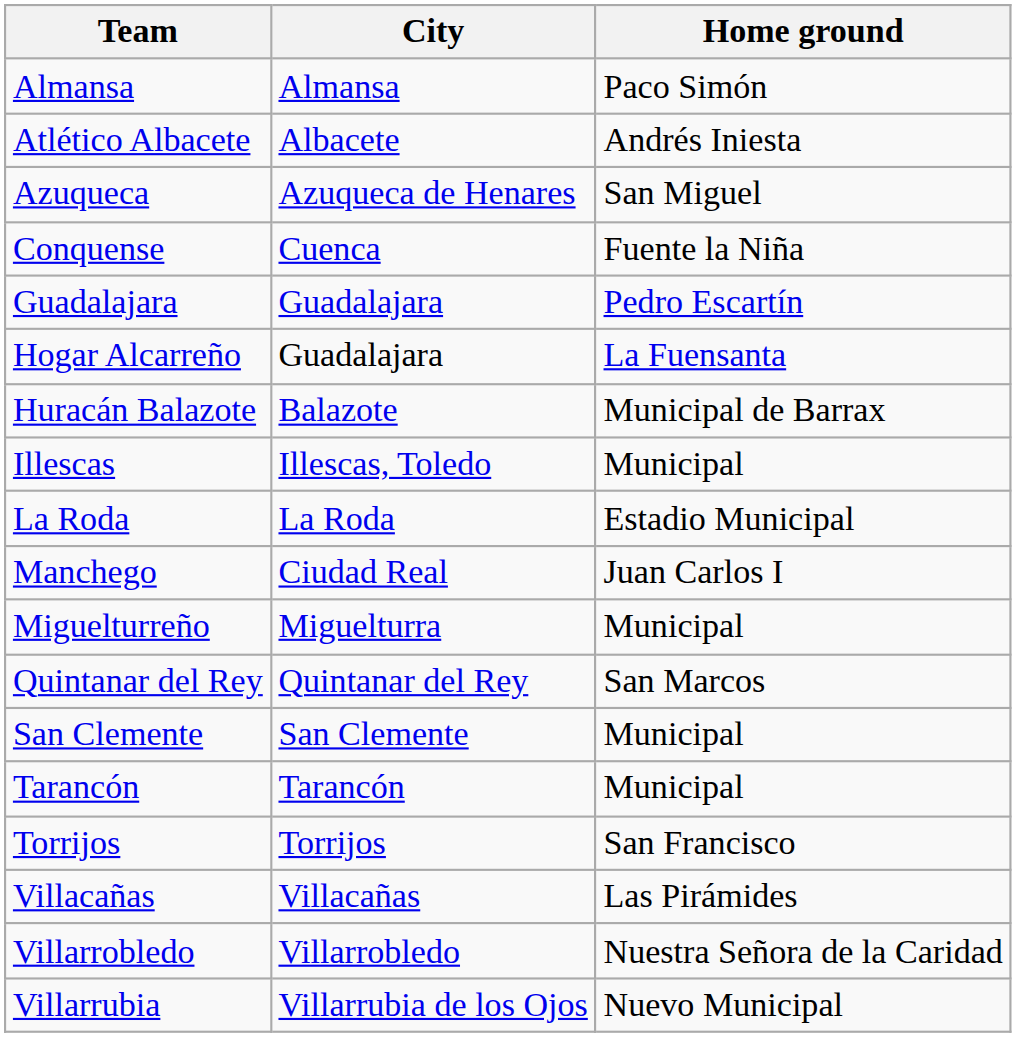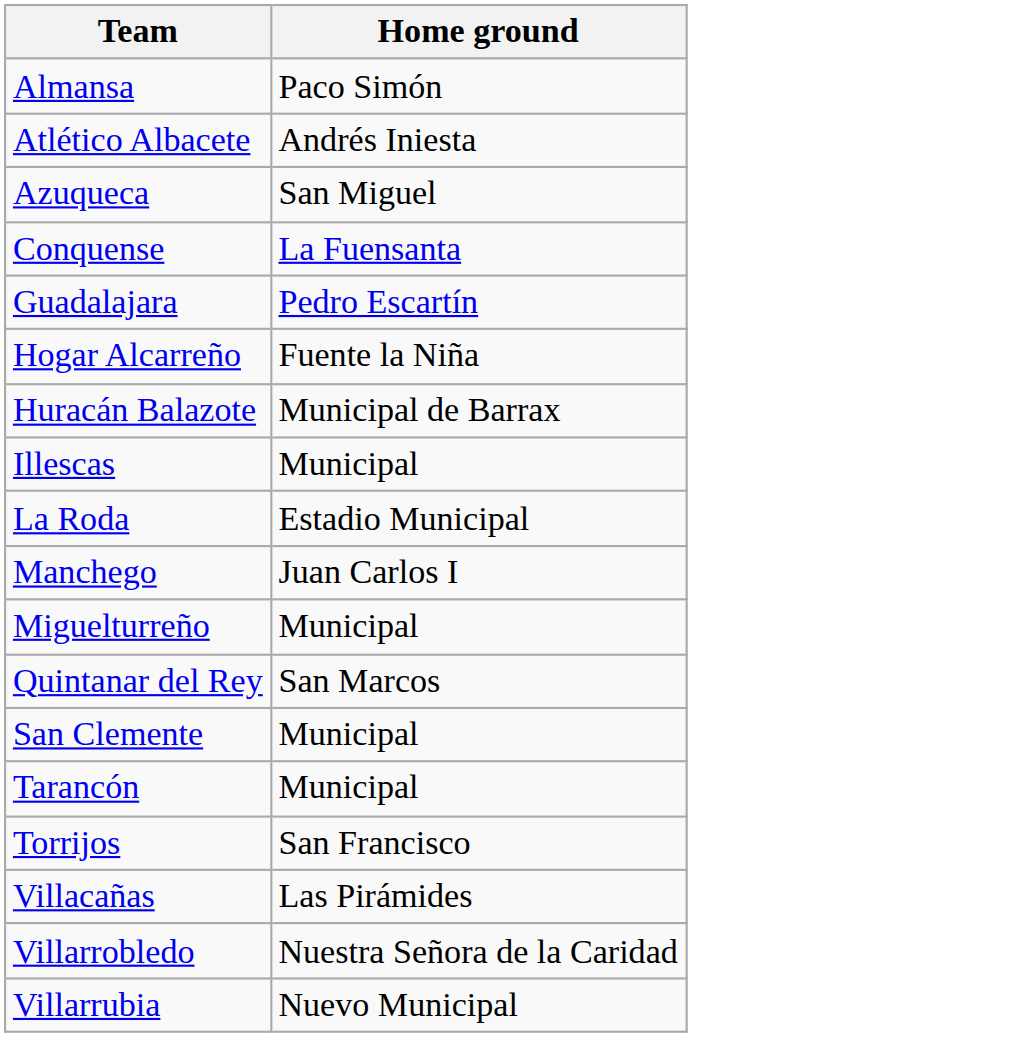- column: (433, 31)
(704, 247) Fuente la Niña -> (370, 247) La Fuensanta
(695, 355) La Fuensanta -> (379, 355) Fuente la Niña
